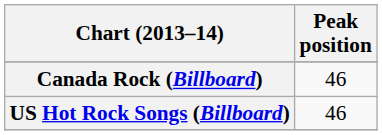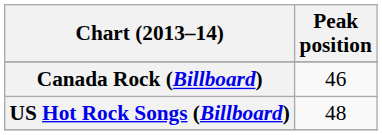(336, 112) 46 -> (336, 112) 48
